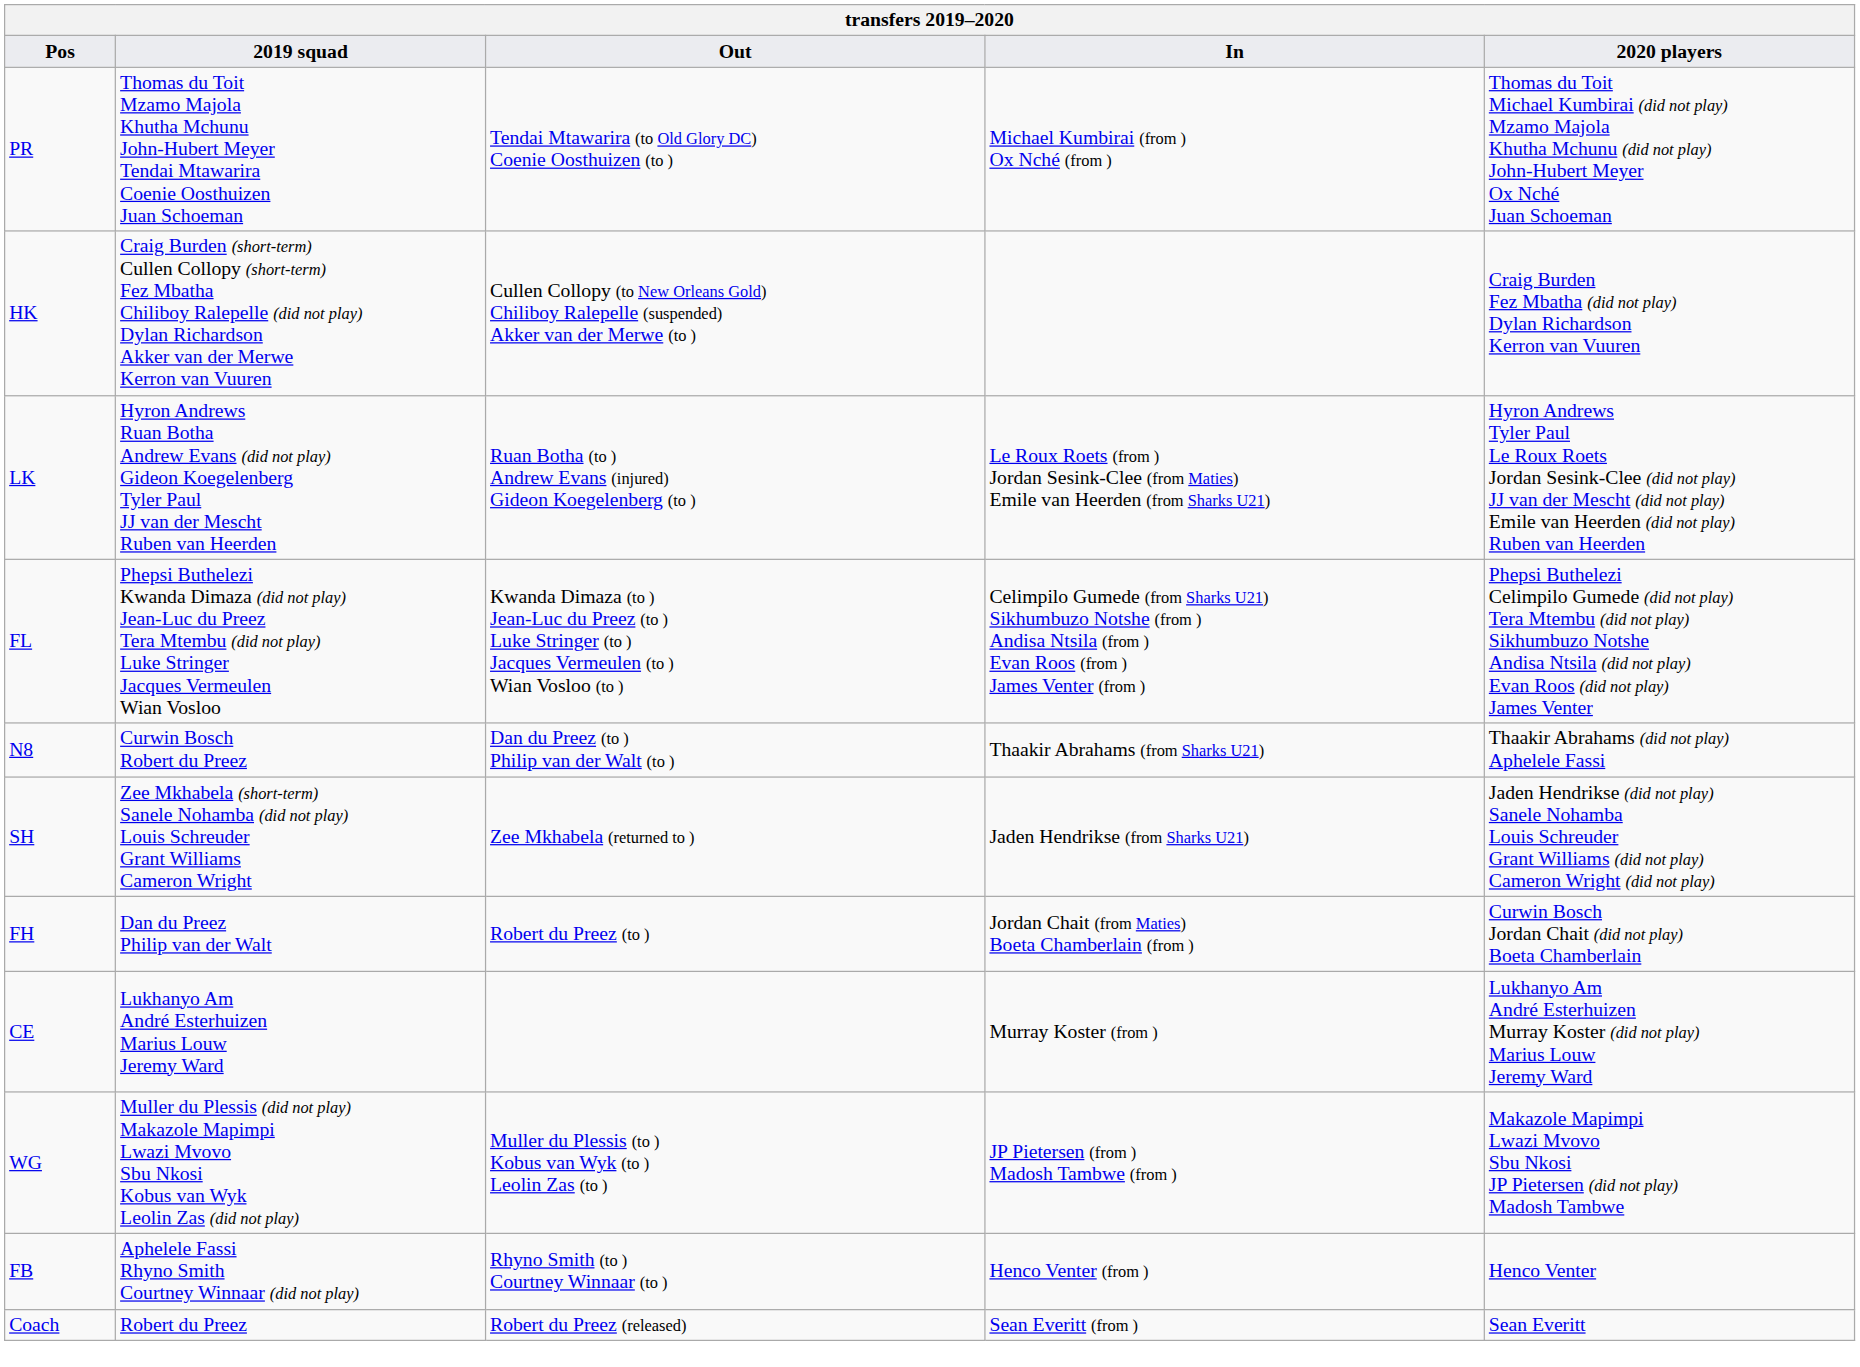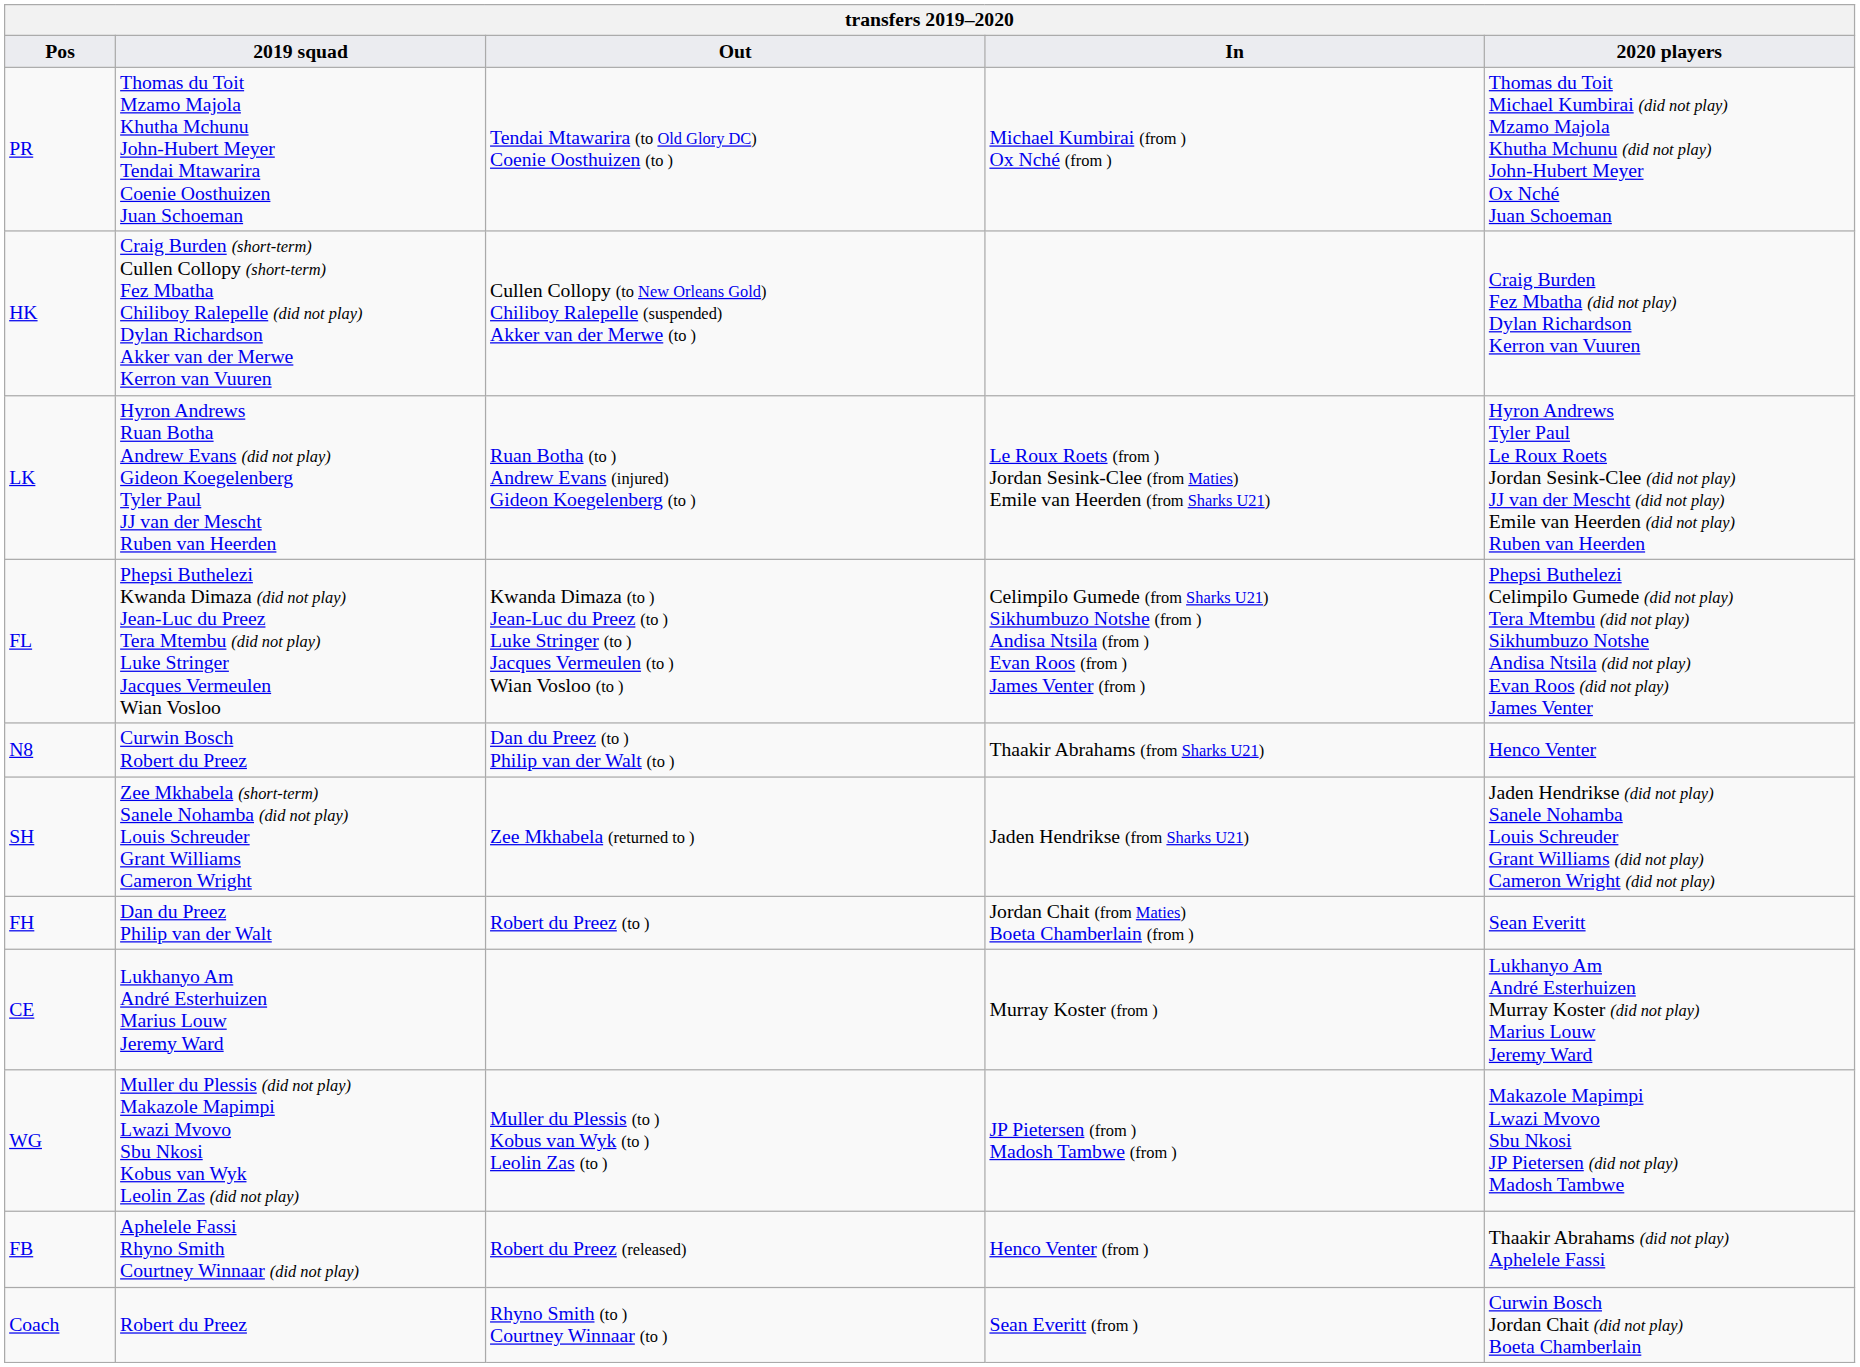(1609, 749) Thaakir Abrahams (did not play) Aphelele Fassi -> (1542, 749) Henco Venter
(1586, 933) Curwin Bosch Jordan Chait (did not play) Boeta Chamberlain -> (1537, 922) Sean Everitt
(579, 1271) Rhyno Smith (to ) Courtney Winnaar (to ) -> (588, 1249) Robert du Preez (released)
(1542, 1271) Henco Venter -> (1609, 1249) Thaakir Abrahams (did not play) Aphelele Fassi
(588, 1324) Robert du Preez (released) -> (579, 1324) Rhyno Smith (to ) Courtney Winnaar (to )
(1537, 1324) Sean Everitt -> (1586, 1324) Curwin Bosch Jordan Chait (did not play) Boeta Chamberlain
